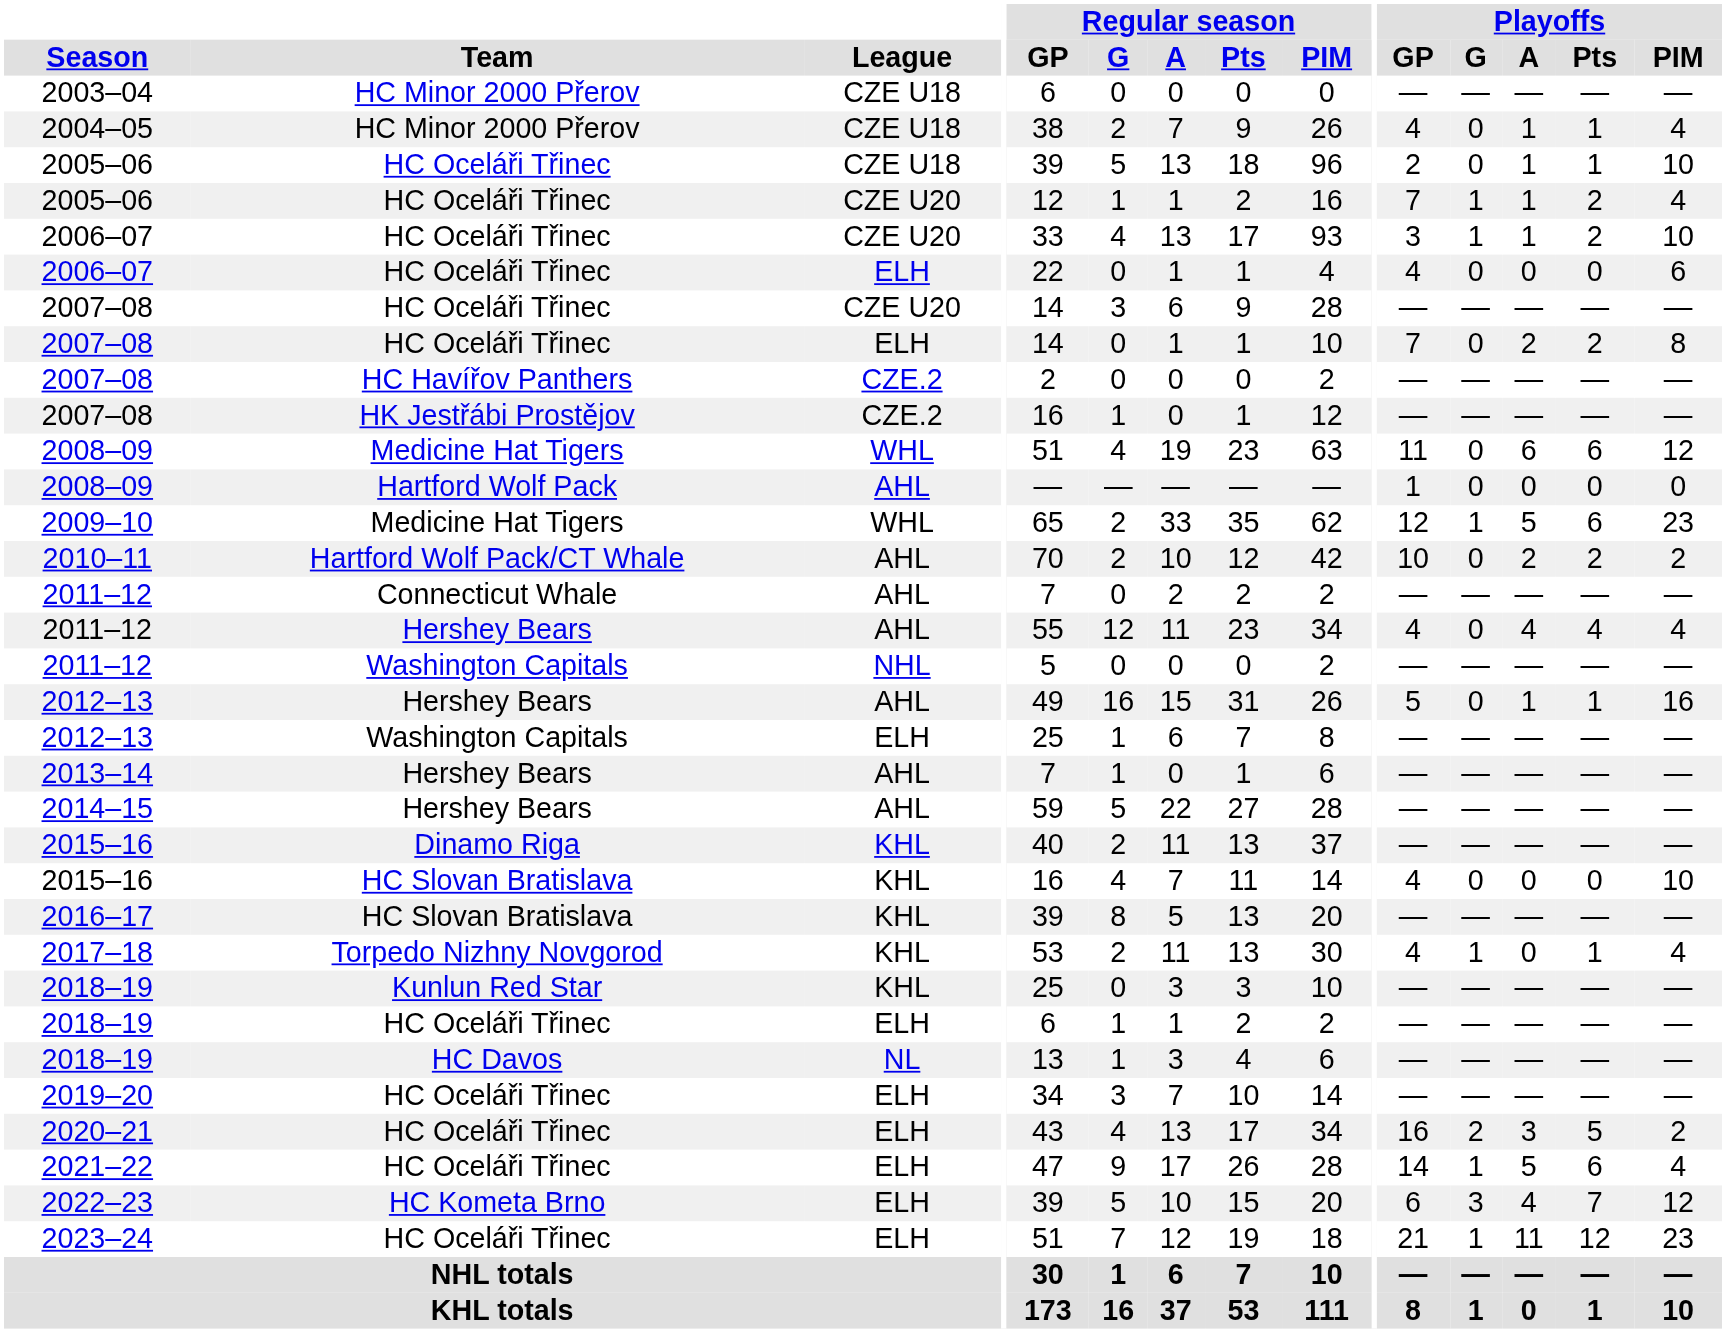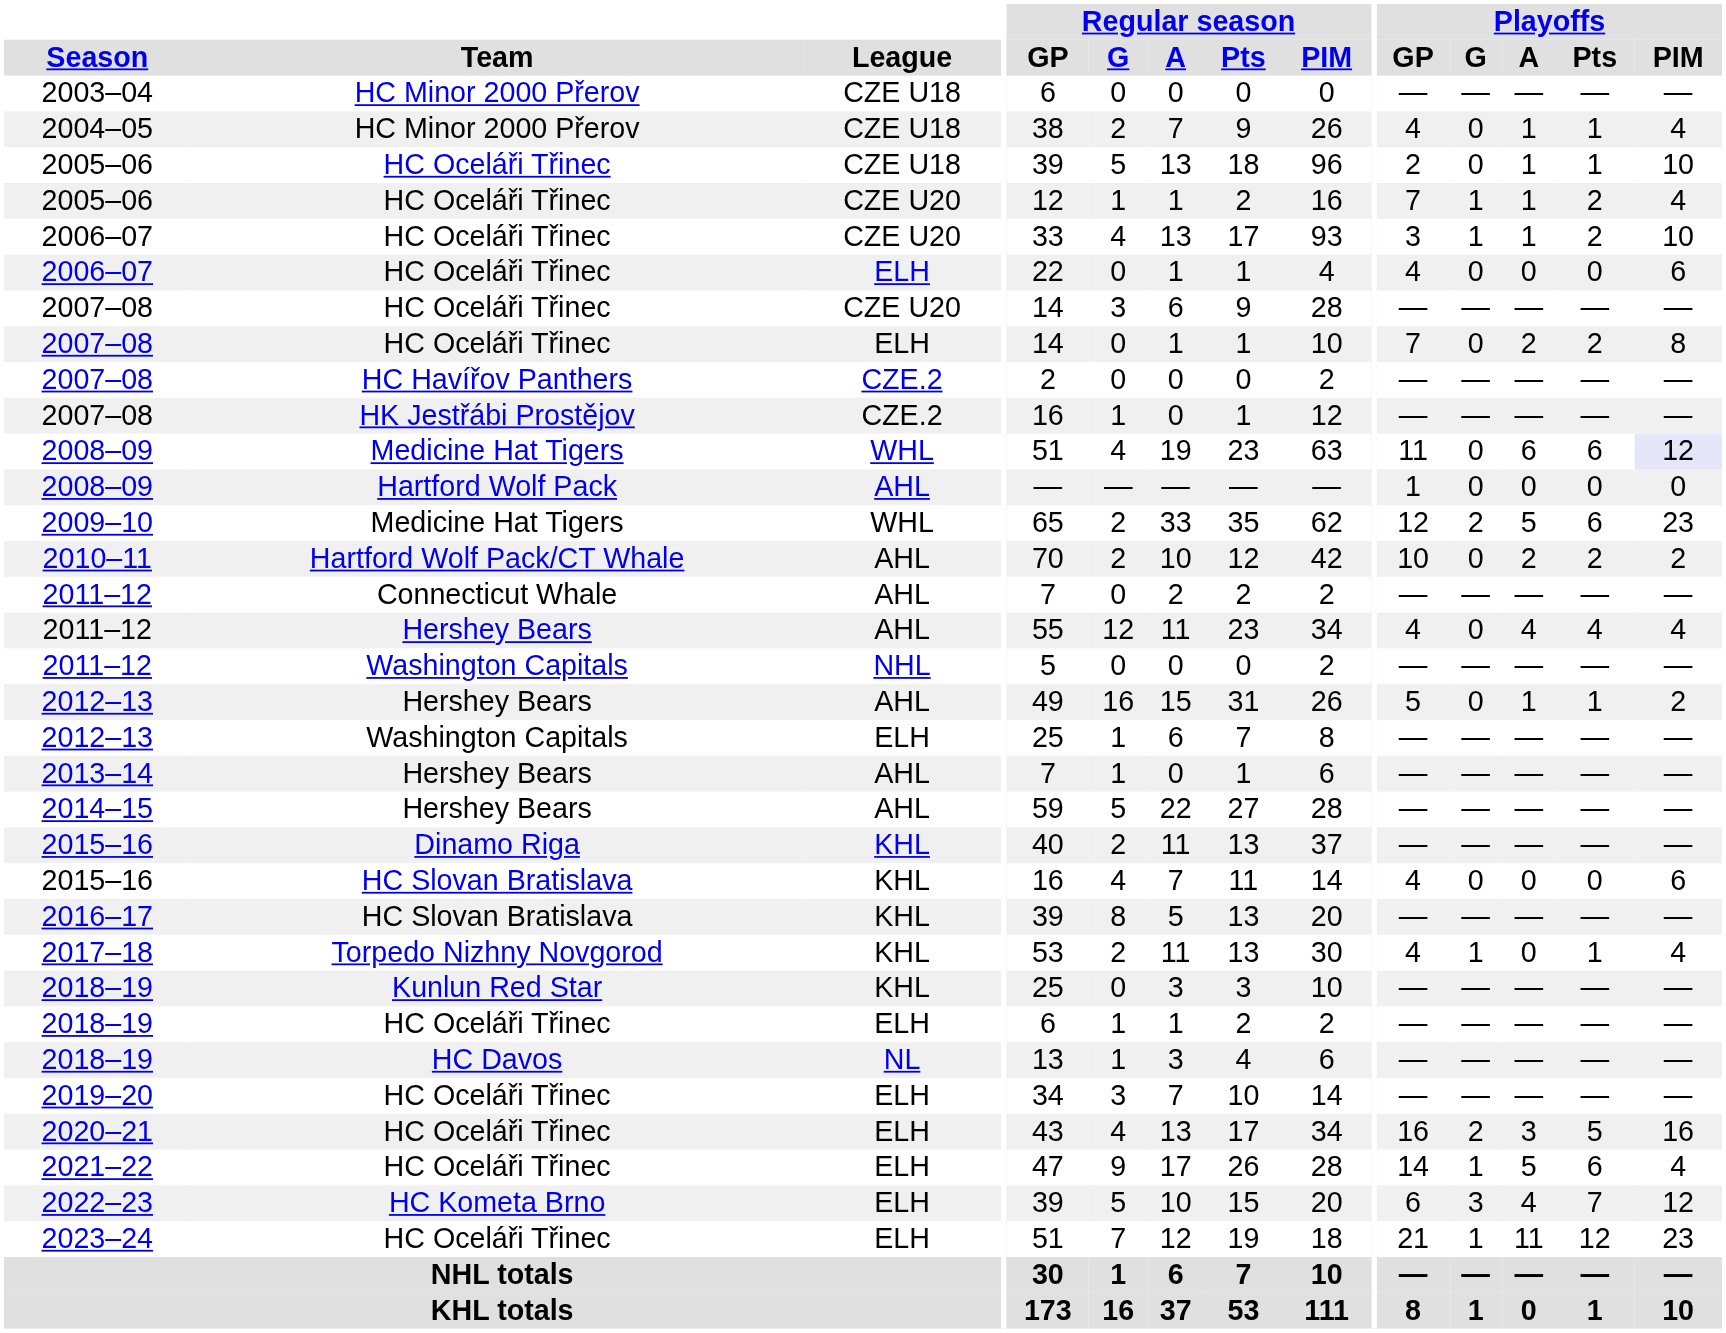(1678, 451) no background -> (1678, 451) lavender background
(1476, 522) 1 -> (1476, 522) 2
(1678, 701) 16 -> (1678, 701) 2
(1678, 880) 10 -> (1678, 880) 6
(1678, 1131) 2 -> (1678, 1131) 16
